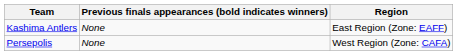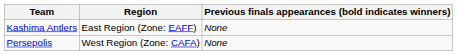columns swapped: (391, 12) <-> (205, 12)
